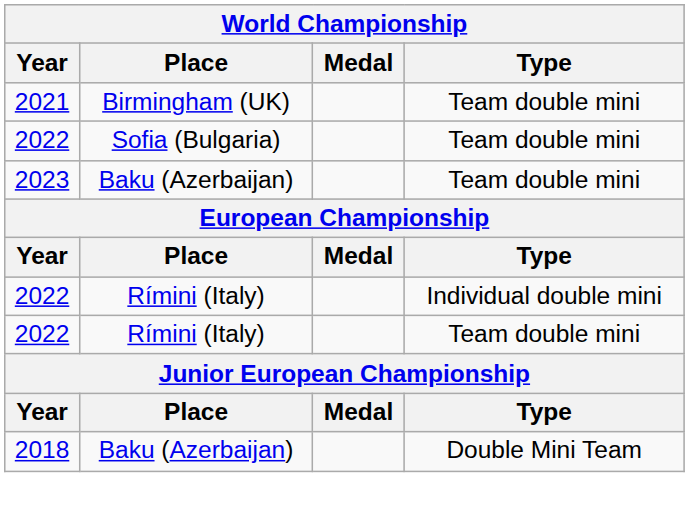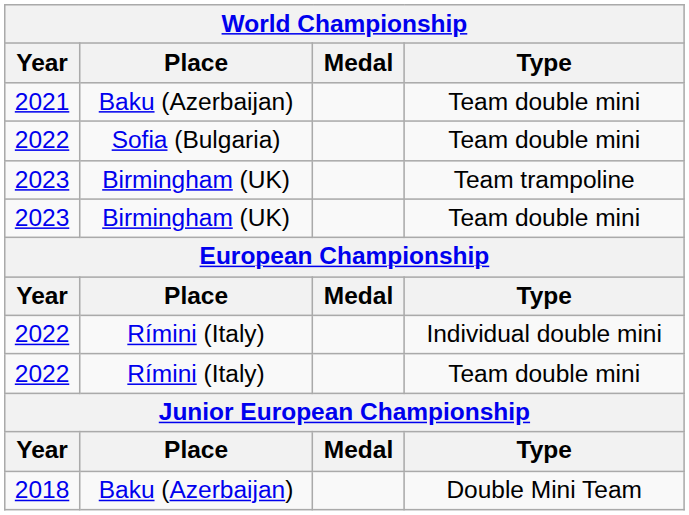(196, 101) Birmingham (UK) -> (196, 101) Baku (Azerbaijan)
+ row: (42, 179)
(196, 179) Baku (Azerbaijan) -> (196, 218) Birmingham (UK)
